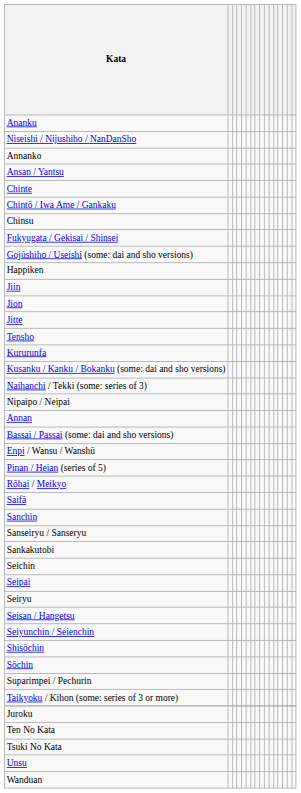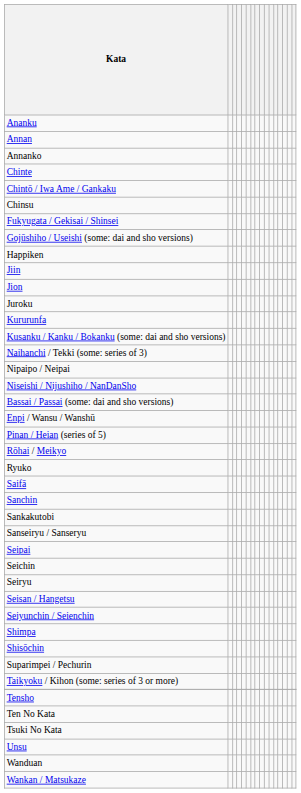rows swapped: (19, 418) <-> (71, 139)
- row: (35, 172)
- row: (15, 320)
rows swapped: (20, 714) <-> (20, 336)
+ row: (19, 468)
rows swapped: (30, 550) <-> (46, 533)
rows swapped: (21, 566) <-> (19, 582)
+ row: (21, 632)
- row: (20, 665)
+ row: (46, 779)
